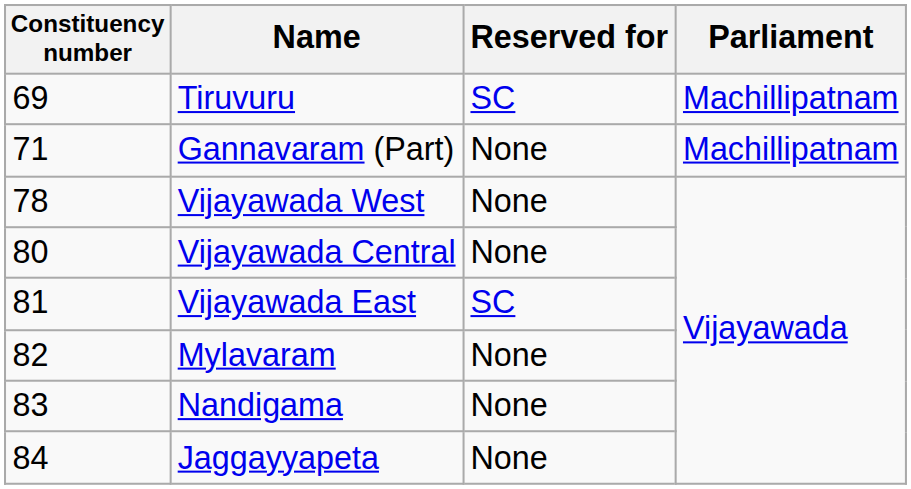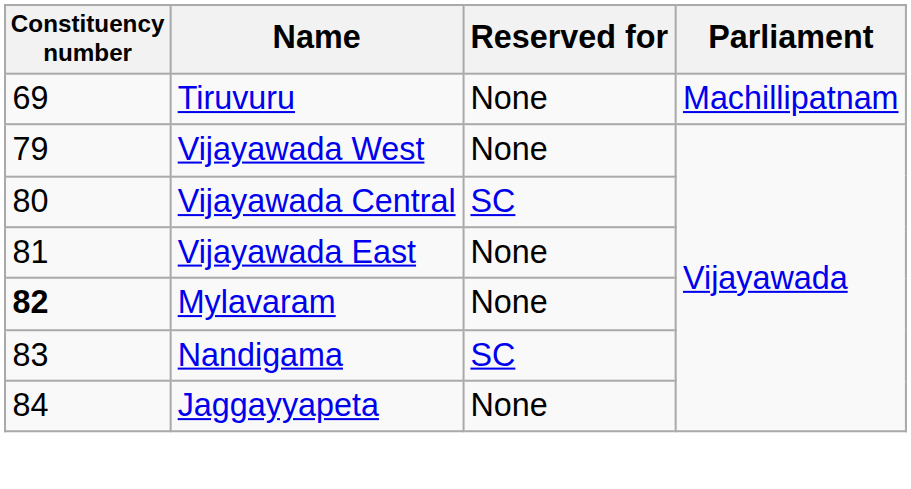(493, 98) SC -> (509, 98) None
- row: (316, 149)
(30, 200) 78 -> (30, 149) 79
(509, 252) None -> (493, 200) SC
(493, 303) SC -> (509, 252) None
(30, 354) normal -> (30, 303) bold
(509, 405) None -> (493, 354) SC
